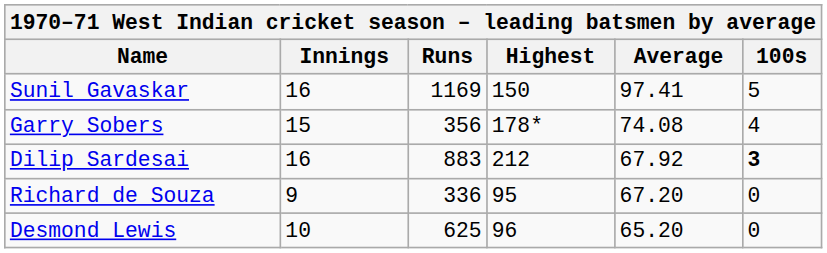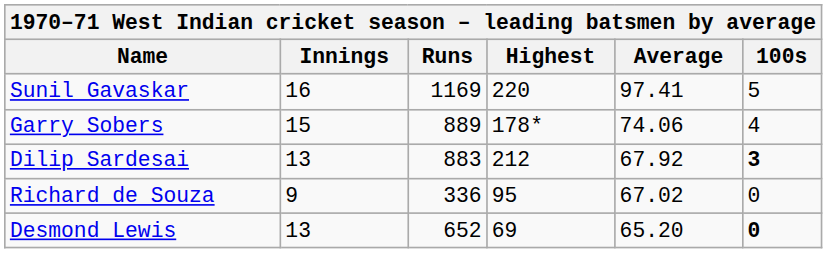(511, 92) 150 -> (511, 92) 220
(462, 126) 356 -> (462, 126) 889
(652, 126) 74.08 -> (652, 126) 74.06
(298, 161) 16 -> (298, 161) 13
(652, 196) 67.20 -> (652, 196) 67.02
(298, 231) 10 -> (298, 231) 13
(462, 231) 625 -> (462, 231) 652
(505, 231) 96 -> (505, 231) 69
(754, 231) normal -> (754, 231) bold
